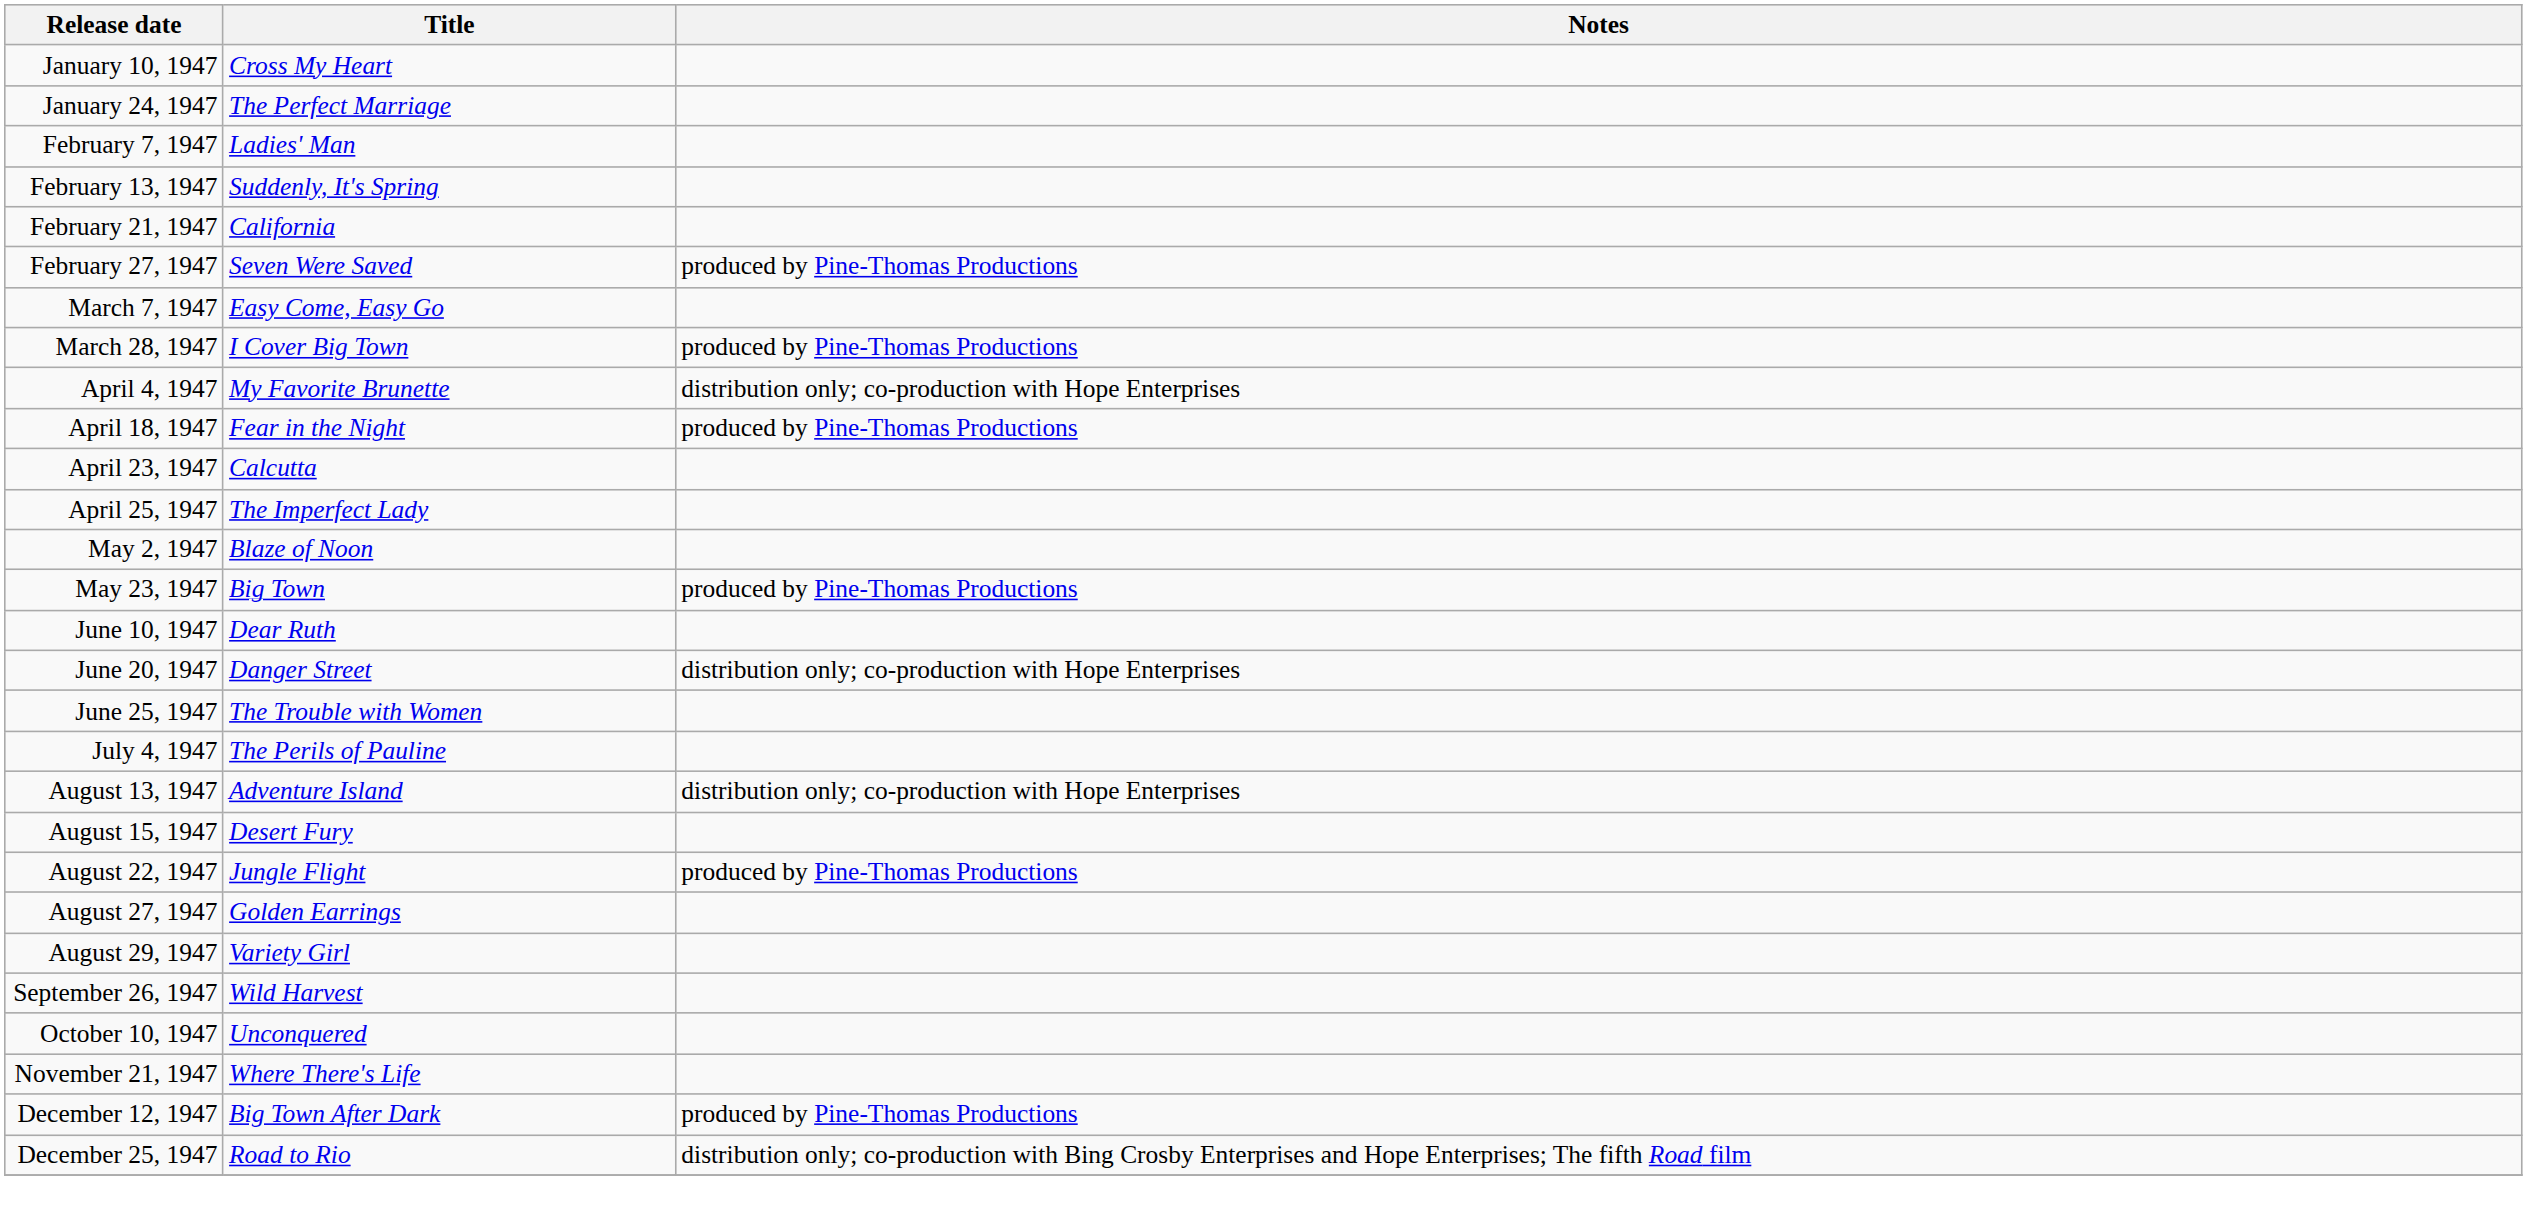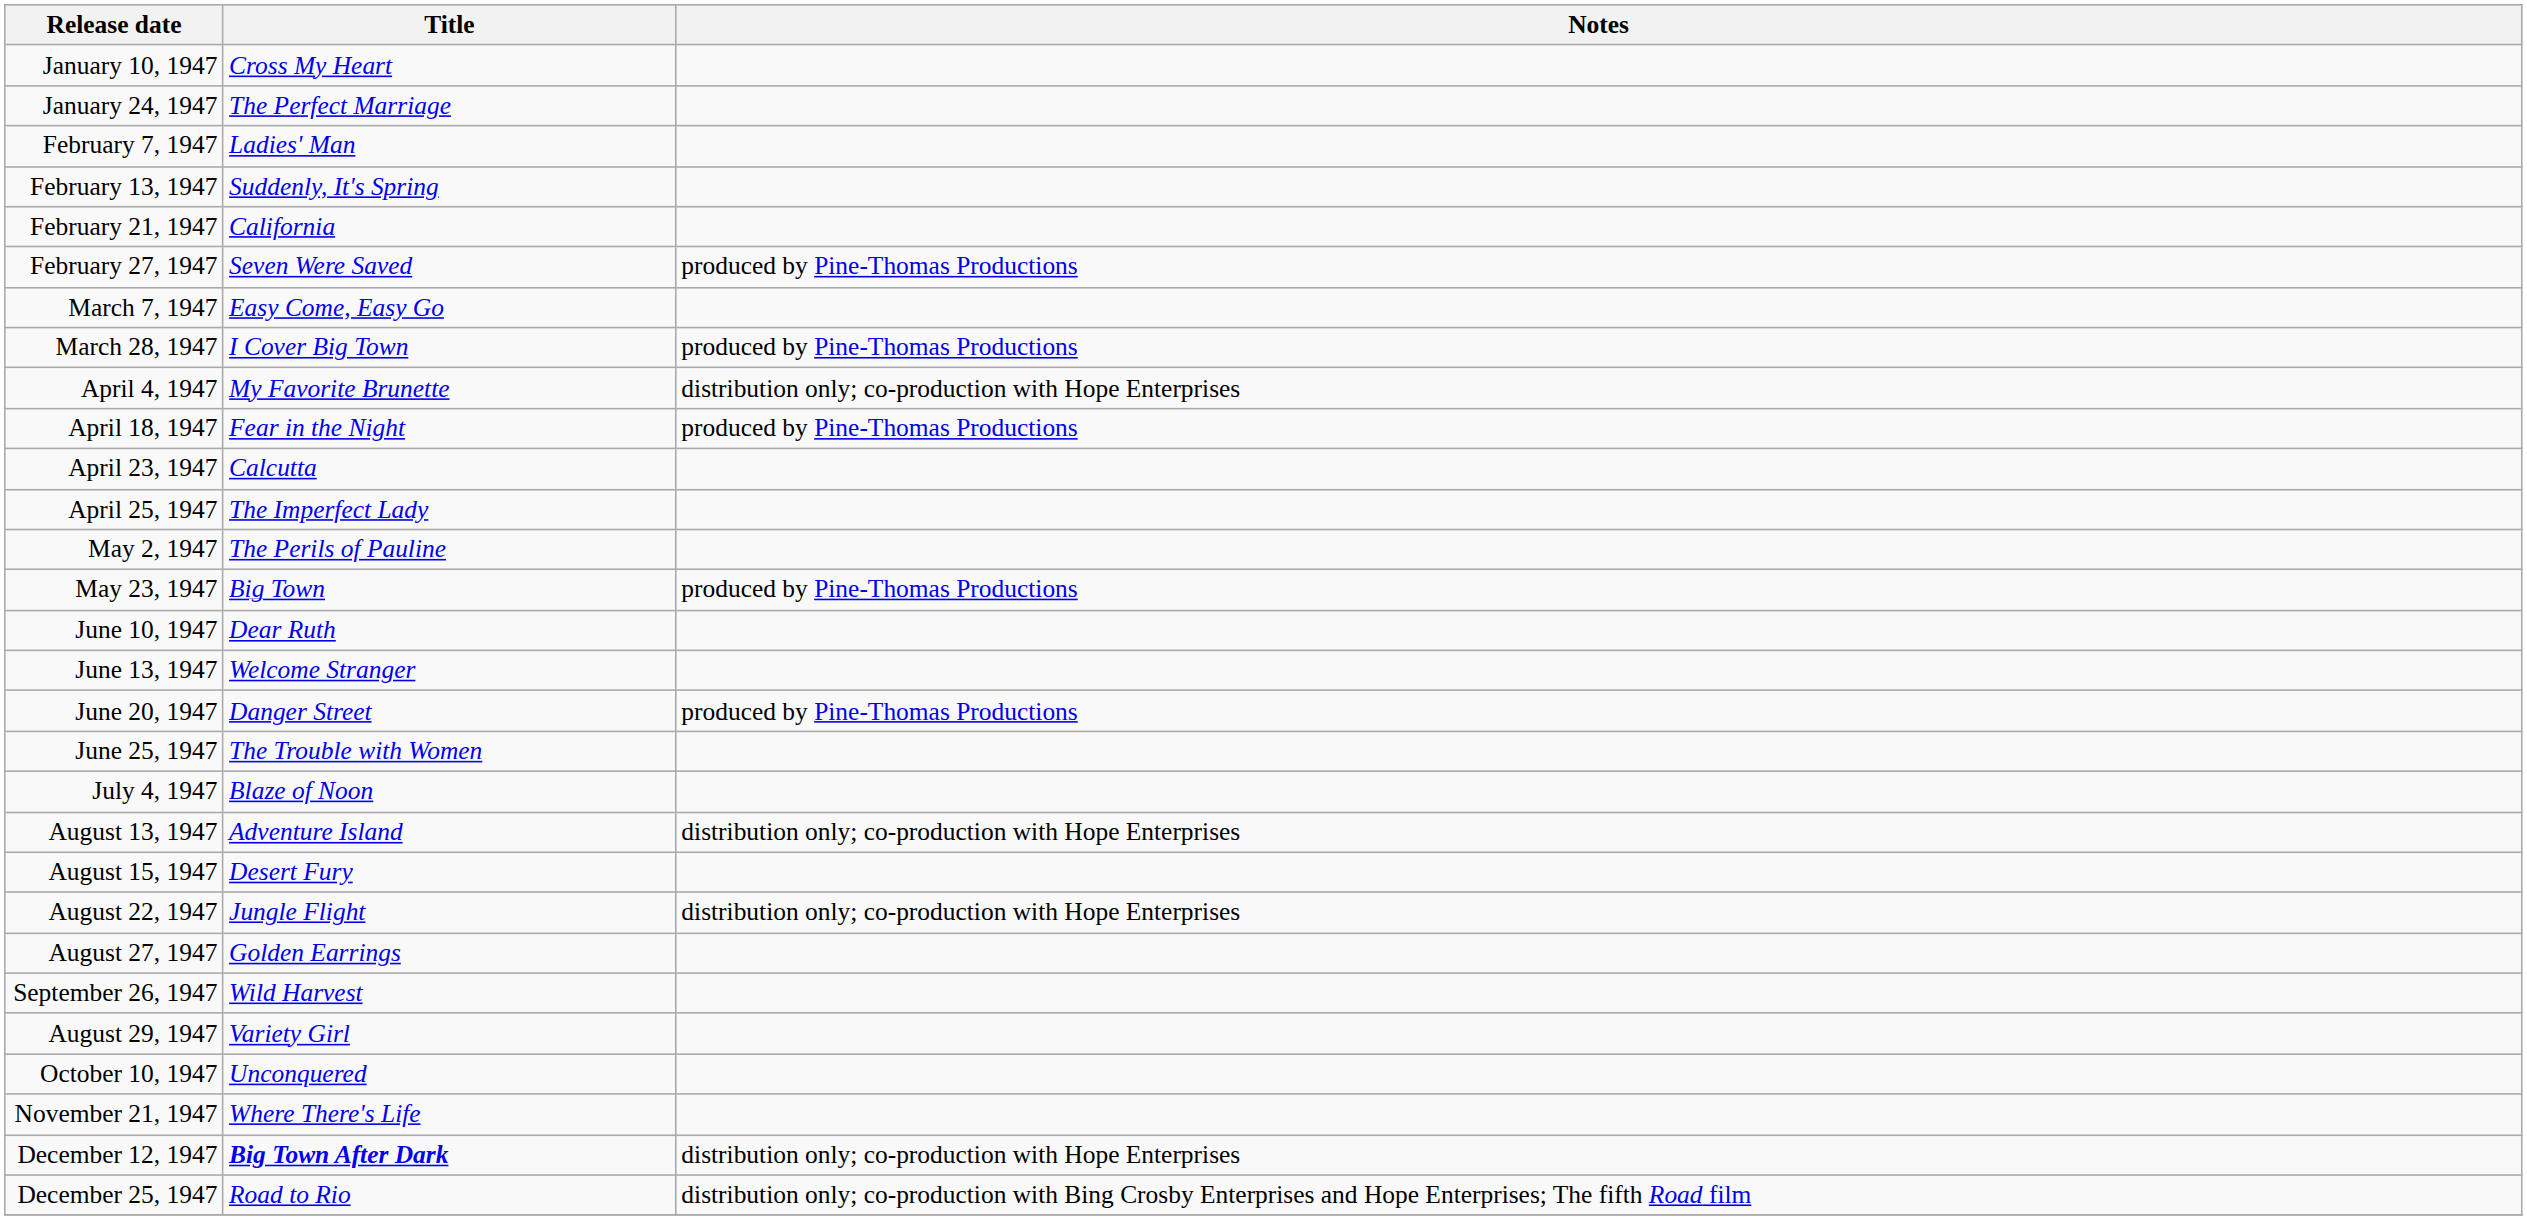(301, 549) Blaze of Noon -> (338, 549) The Perils of Pauline
+ row: (146, 670)
(961, 670) distribution only; co-production with Hope Enterprises -> (880, 710) produced by Pine-Thomas Productions
(338, 750) The Perils of Pauline -> (301, 791) Blaze of Noon
(880, 871) produced by Pine-Thomas Productions -> (961, 912) distribution only; co-production with Hope Enterprises
rows swapped: (133, 952) <-> (115, 992)
(335, 1114) normal -> (339, 1154) bold
(880, 1114) produced by Pine-Thomas Productions -> (961, 1154) distribution only; co-production with Hope Enterprises
